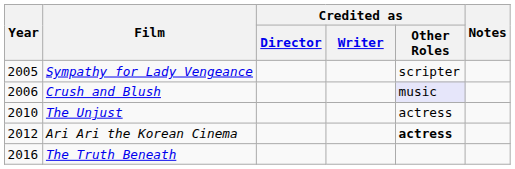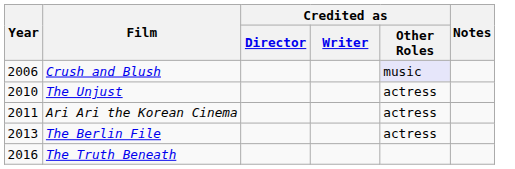- row: (149, 71)
(23, 133) 2012 -> (23, 113) 2011
(425, 133) bold -> (410, 113) normal
+ row: (103, 133)
